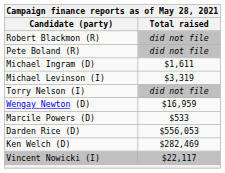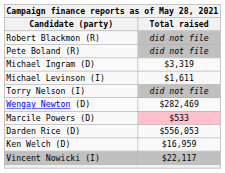(179, 64) $1,611 -> (179, 64) $3,319
(179, 78) $3,319 -> (179, 78) $1,611
(179, 104) $16,959 -> (179, 104) $282,469
(179, 118) no background -> (179, 118) pink background
(179, 144) $282,469 -> (179, 144) $16,959
